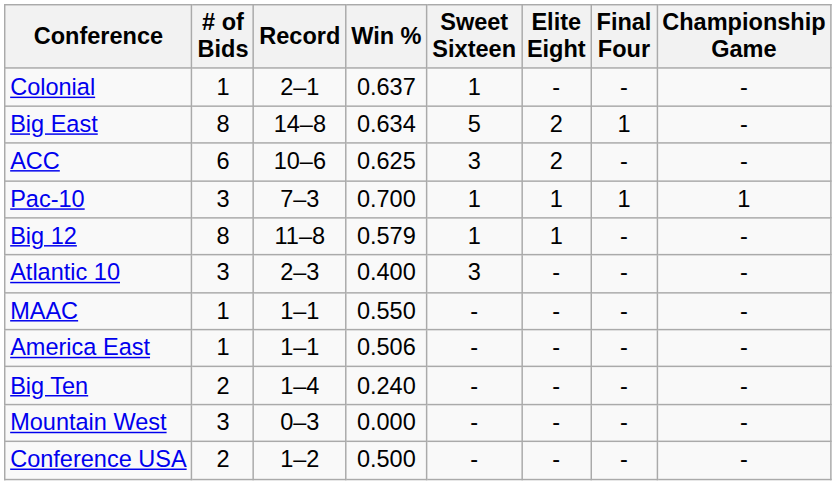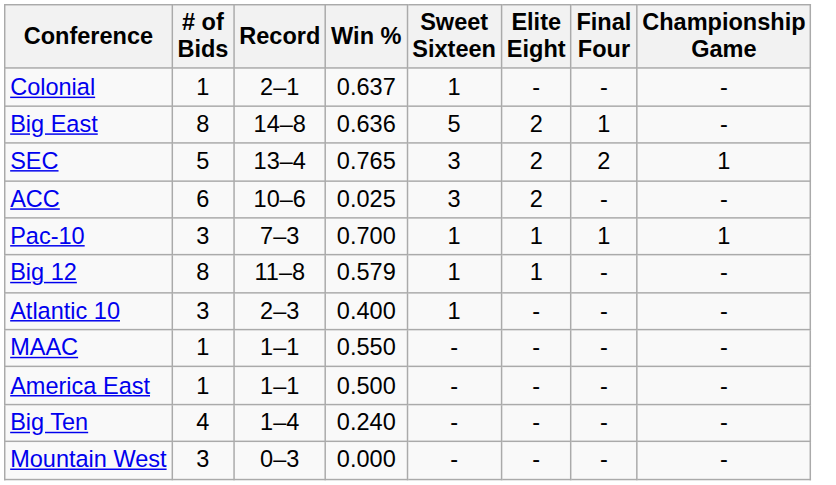(386, 124) 0.634 -> (366, 124) 0.636
+ row: (34, 161)
(386, 161) 0.625 -> (366, 198) 0.025
(474, 273) 3 -> (454, 310) 1
(386, 348) 0.506 -> (366, 385) 0.500
(223, 385) 2 -> (203, 422) 4
- row: (98, 459)
